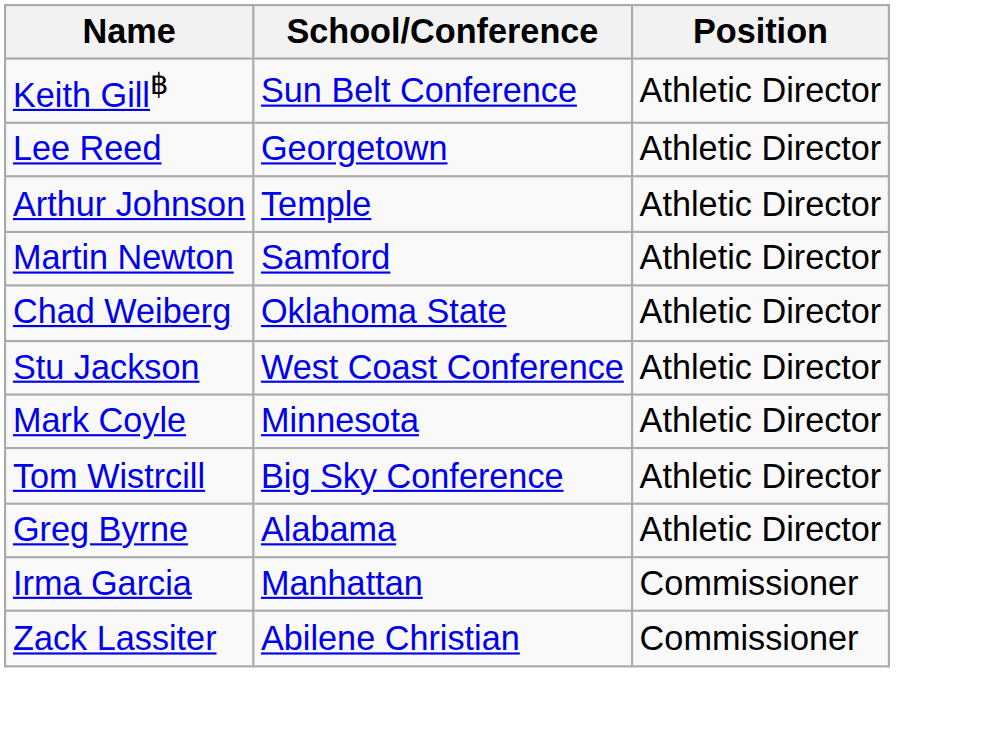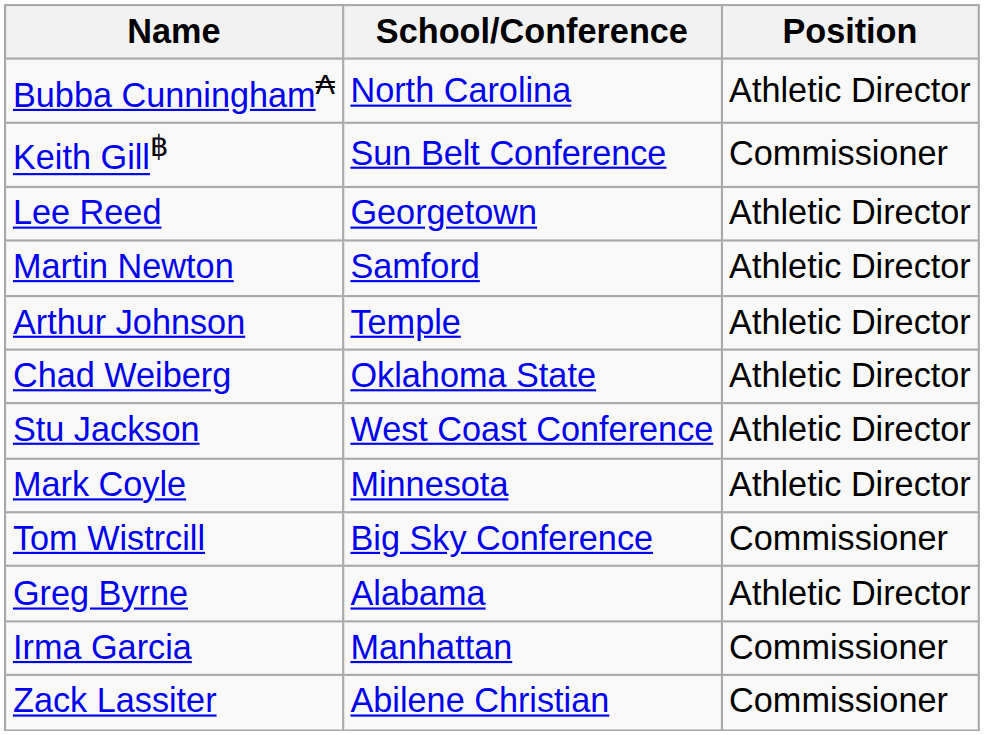+ row: (174, 90)
(760, 90) Athletic Director -> (838, 154) Commissioner
rows swapped: (129, 203) <-> (123, 258)
(760, 475) Athletic Director -> (838, 538) Commissioner
